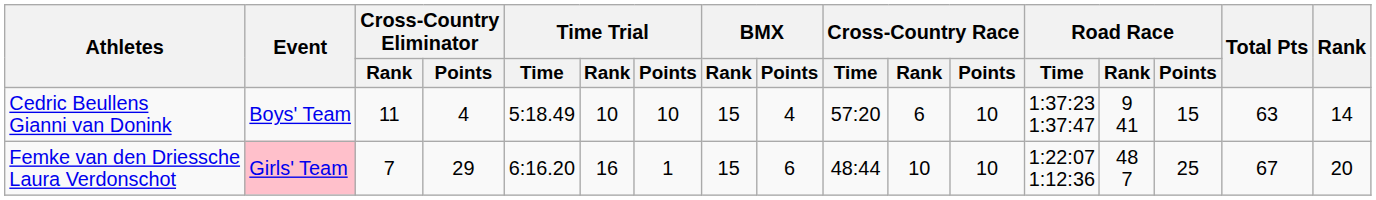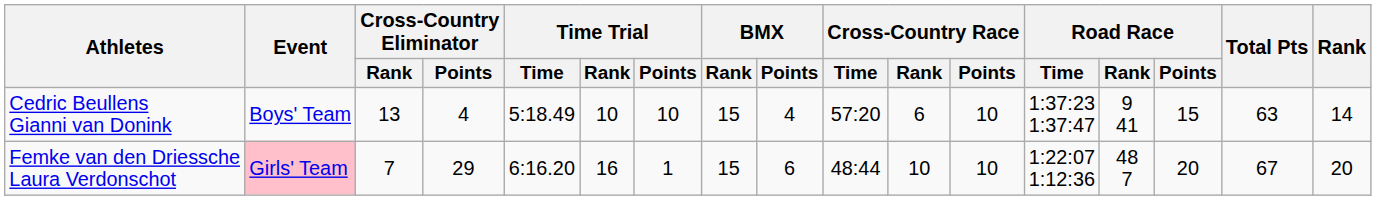(389, 115) 11 -> (389, 115) 13
(1188, 168) 25 -> (1188, 168) 20
